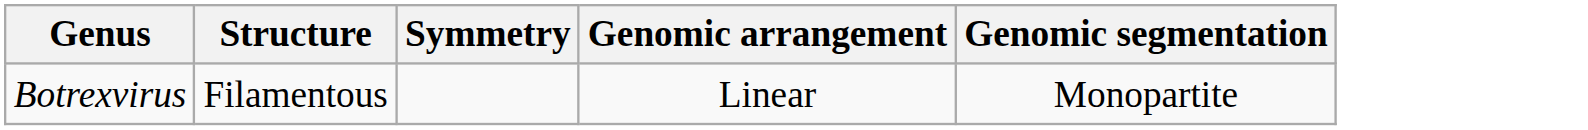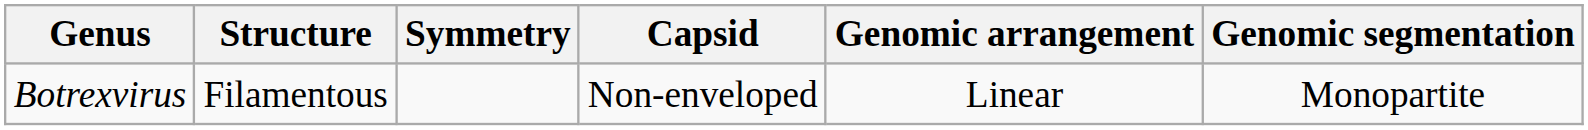+ column: (703, 34)
